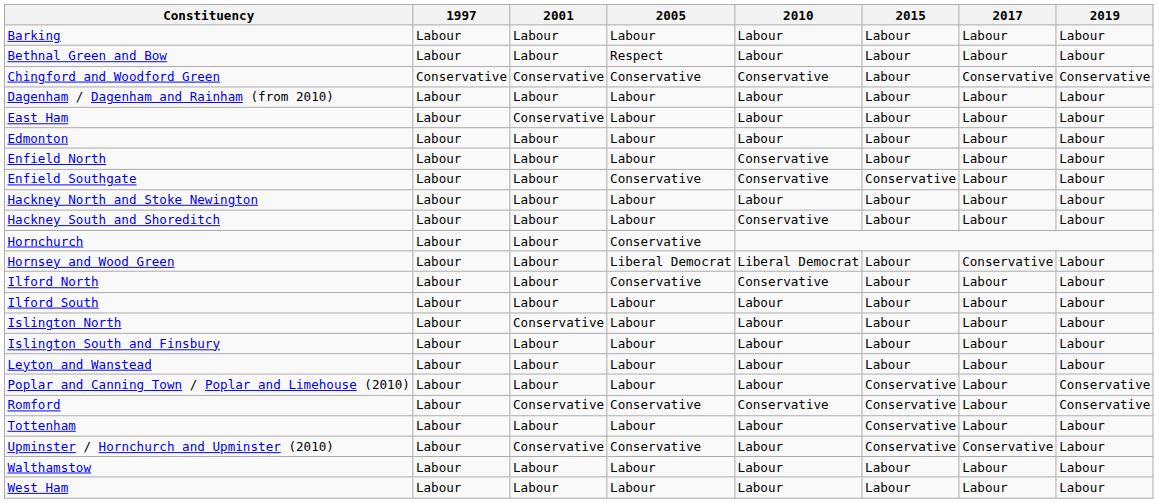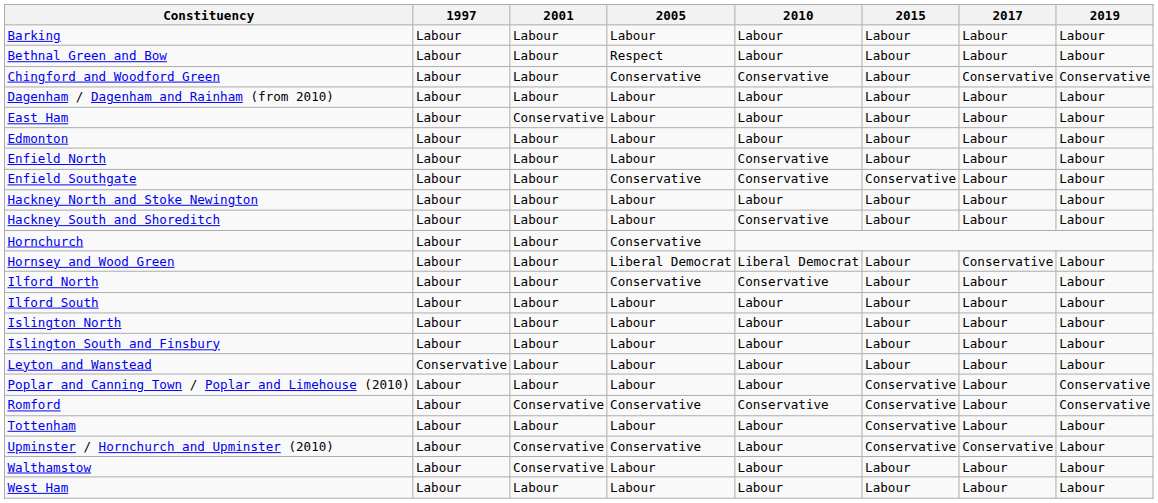(461, 76) Conservative -> (439, 76) Labour
(559, 76) Conservative -> (536, 76) Labour
(559, 323) Conservative -> (536, 323) Labour
(439, 364) Labour -> (461, 364) Conservative
(536, 467) Labour -> (559, 467) Conservative
